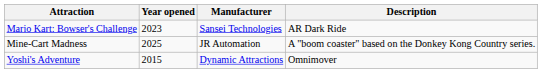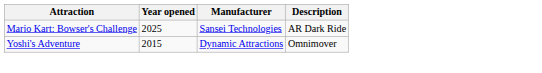(152, 28) 2023 -> (152, 28) 2025
- row: (47, 44)
